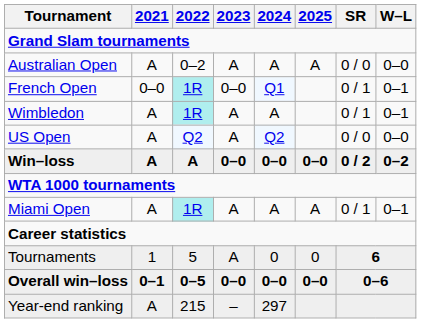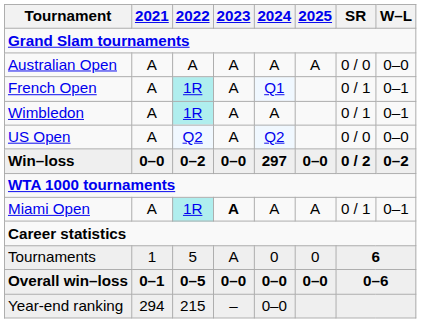(193, 64) 0–2 -> (193, 64) A
(152, 88) 0–0 -> (152, 88) A
(233, 88) 0–0 -> (233, 88) A
(152, 161) A -> (152, 161) 0–0
(193, 161) A -> (193, 161) 0–2
(274, 161) 0–0 -> (274, 161) 297
(233, 209) normal -> (233, 209) bold
(152, 305) A -> (152, 305) 294
(274, 305) 297 -> (274, 305) 0–0
